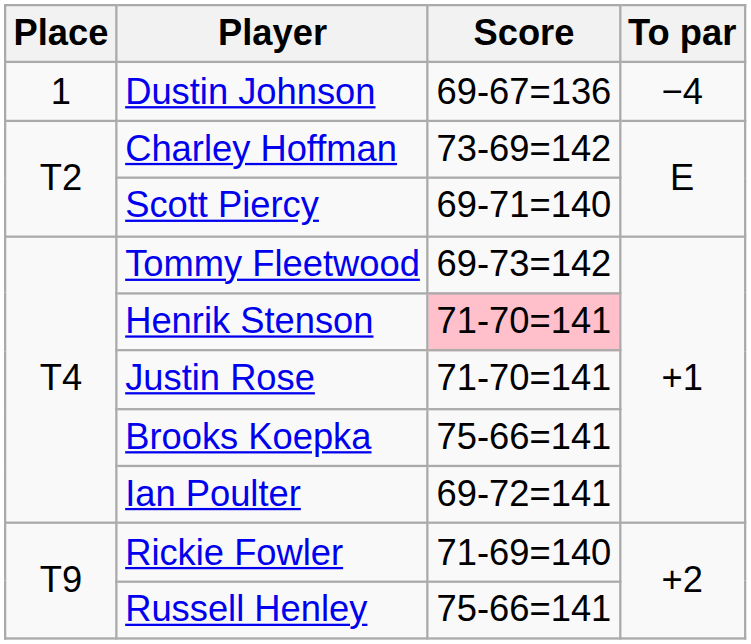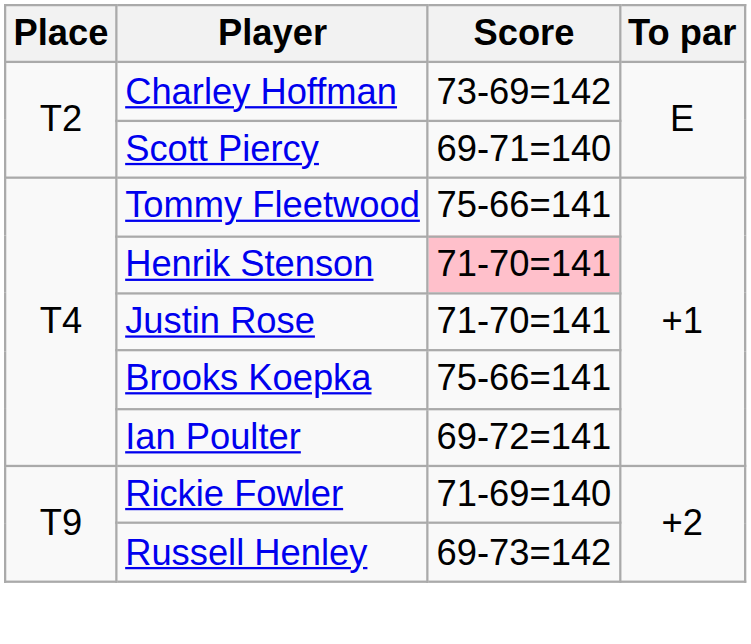- row: (250, 90)
(524, 263) 69-73=142 -> (524, 206) 75-66=141
(524, 609) 75-66=141 -> (524, 551) 69-73=142
